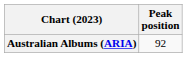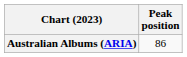(161, 43) 92 -> (161, 43) 86
